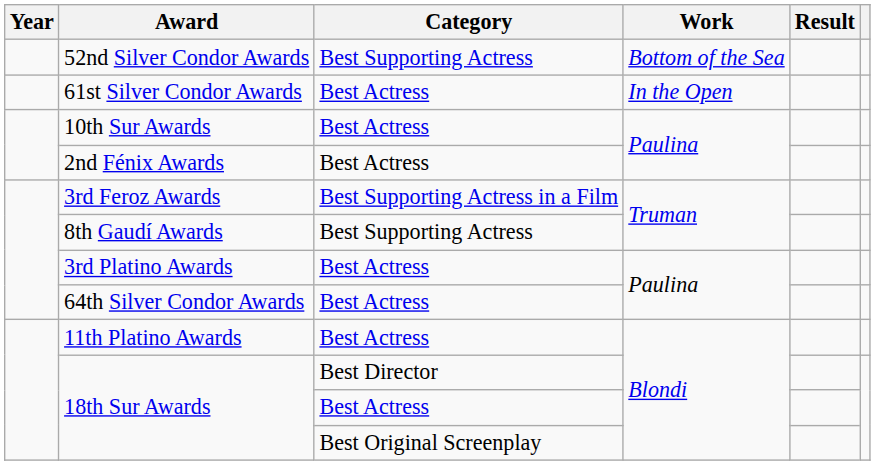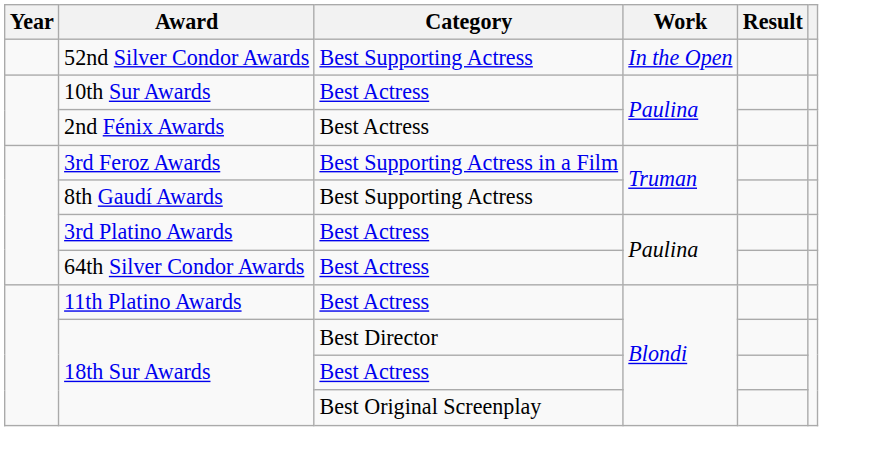(706, 57) Bottom of the Sea -> (680, 57) In the Open
- row: (183, 92)
